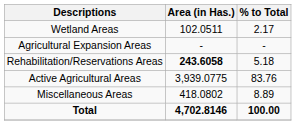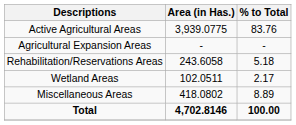rows swapped: (85, 78) <-> (85, 29)
(201, 62) bold -> (201, 62) normal
